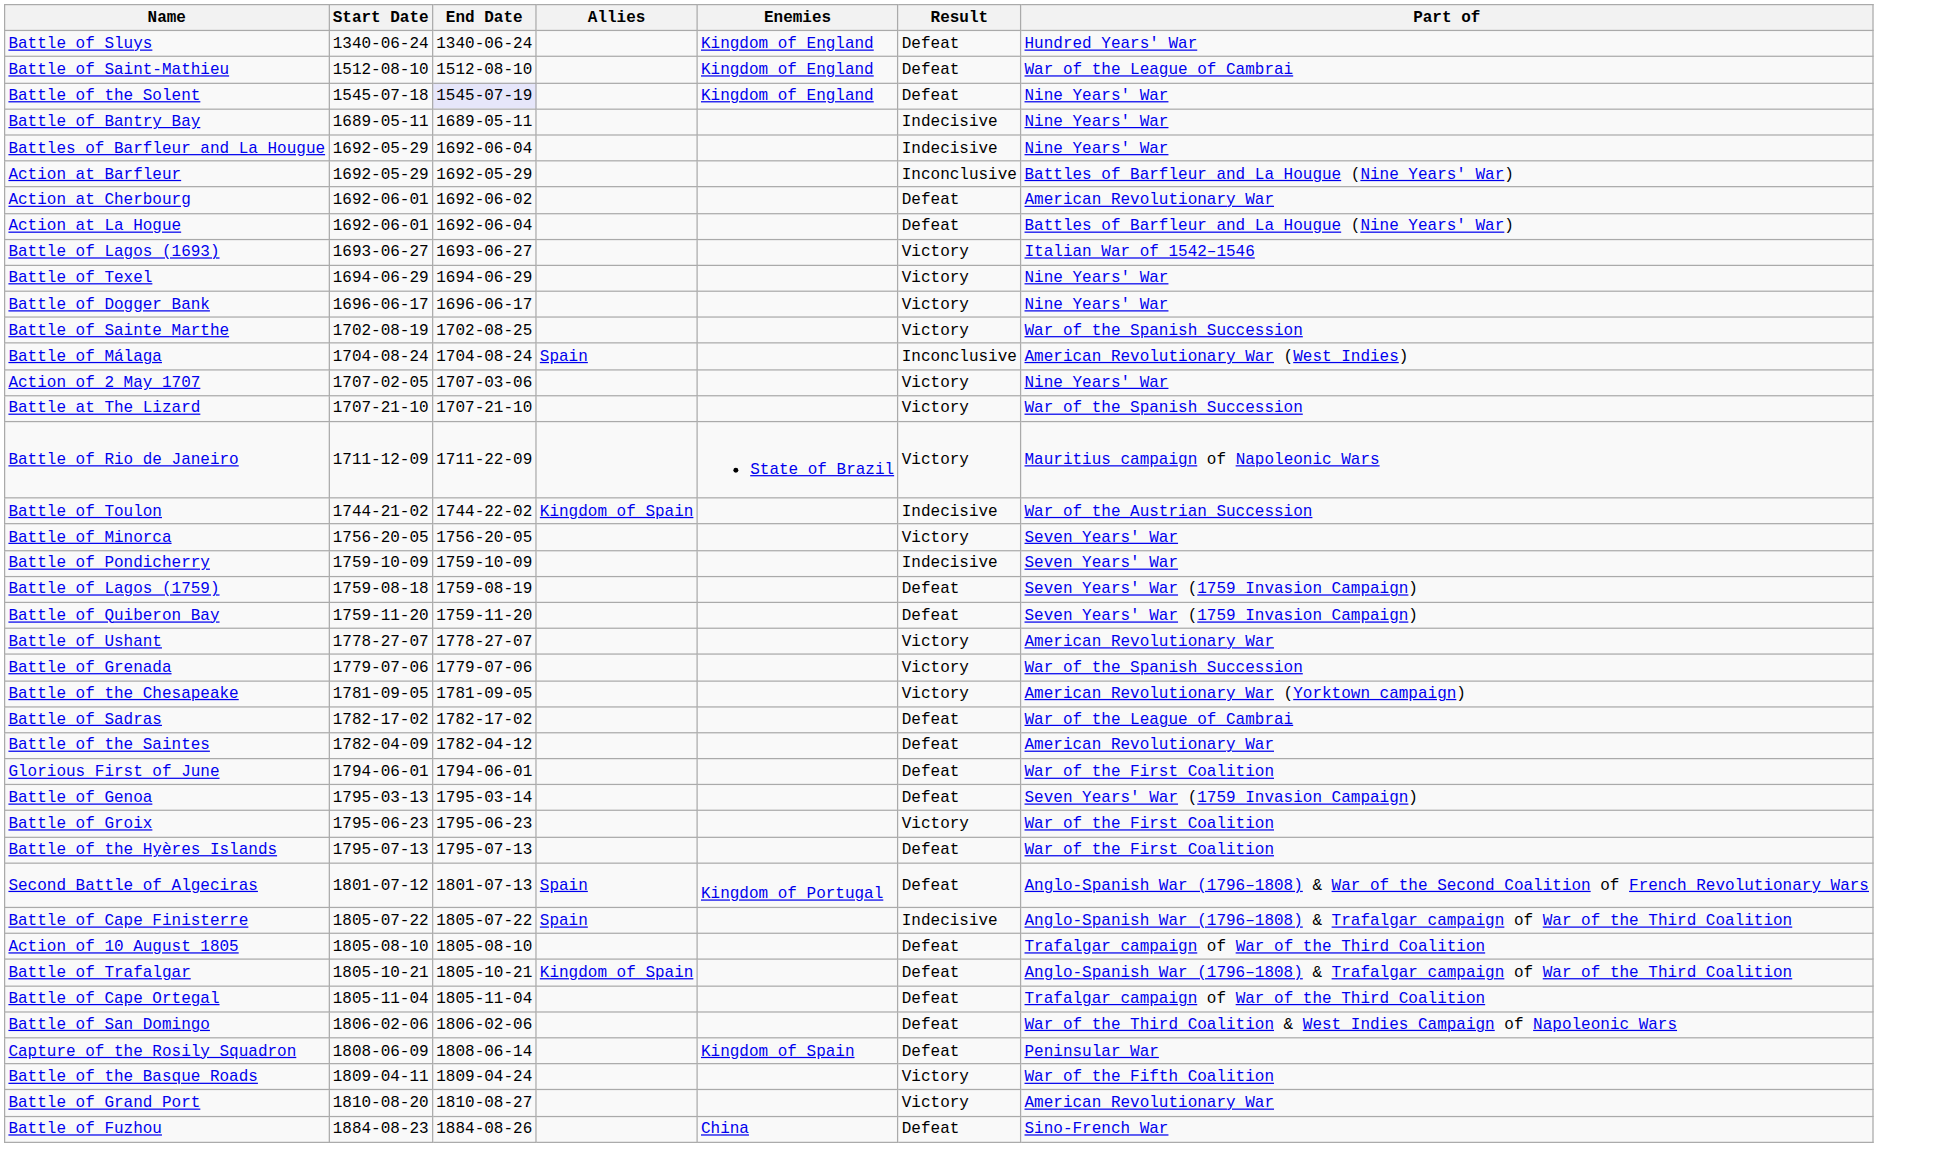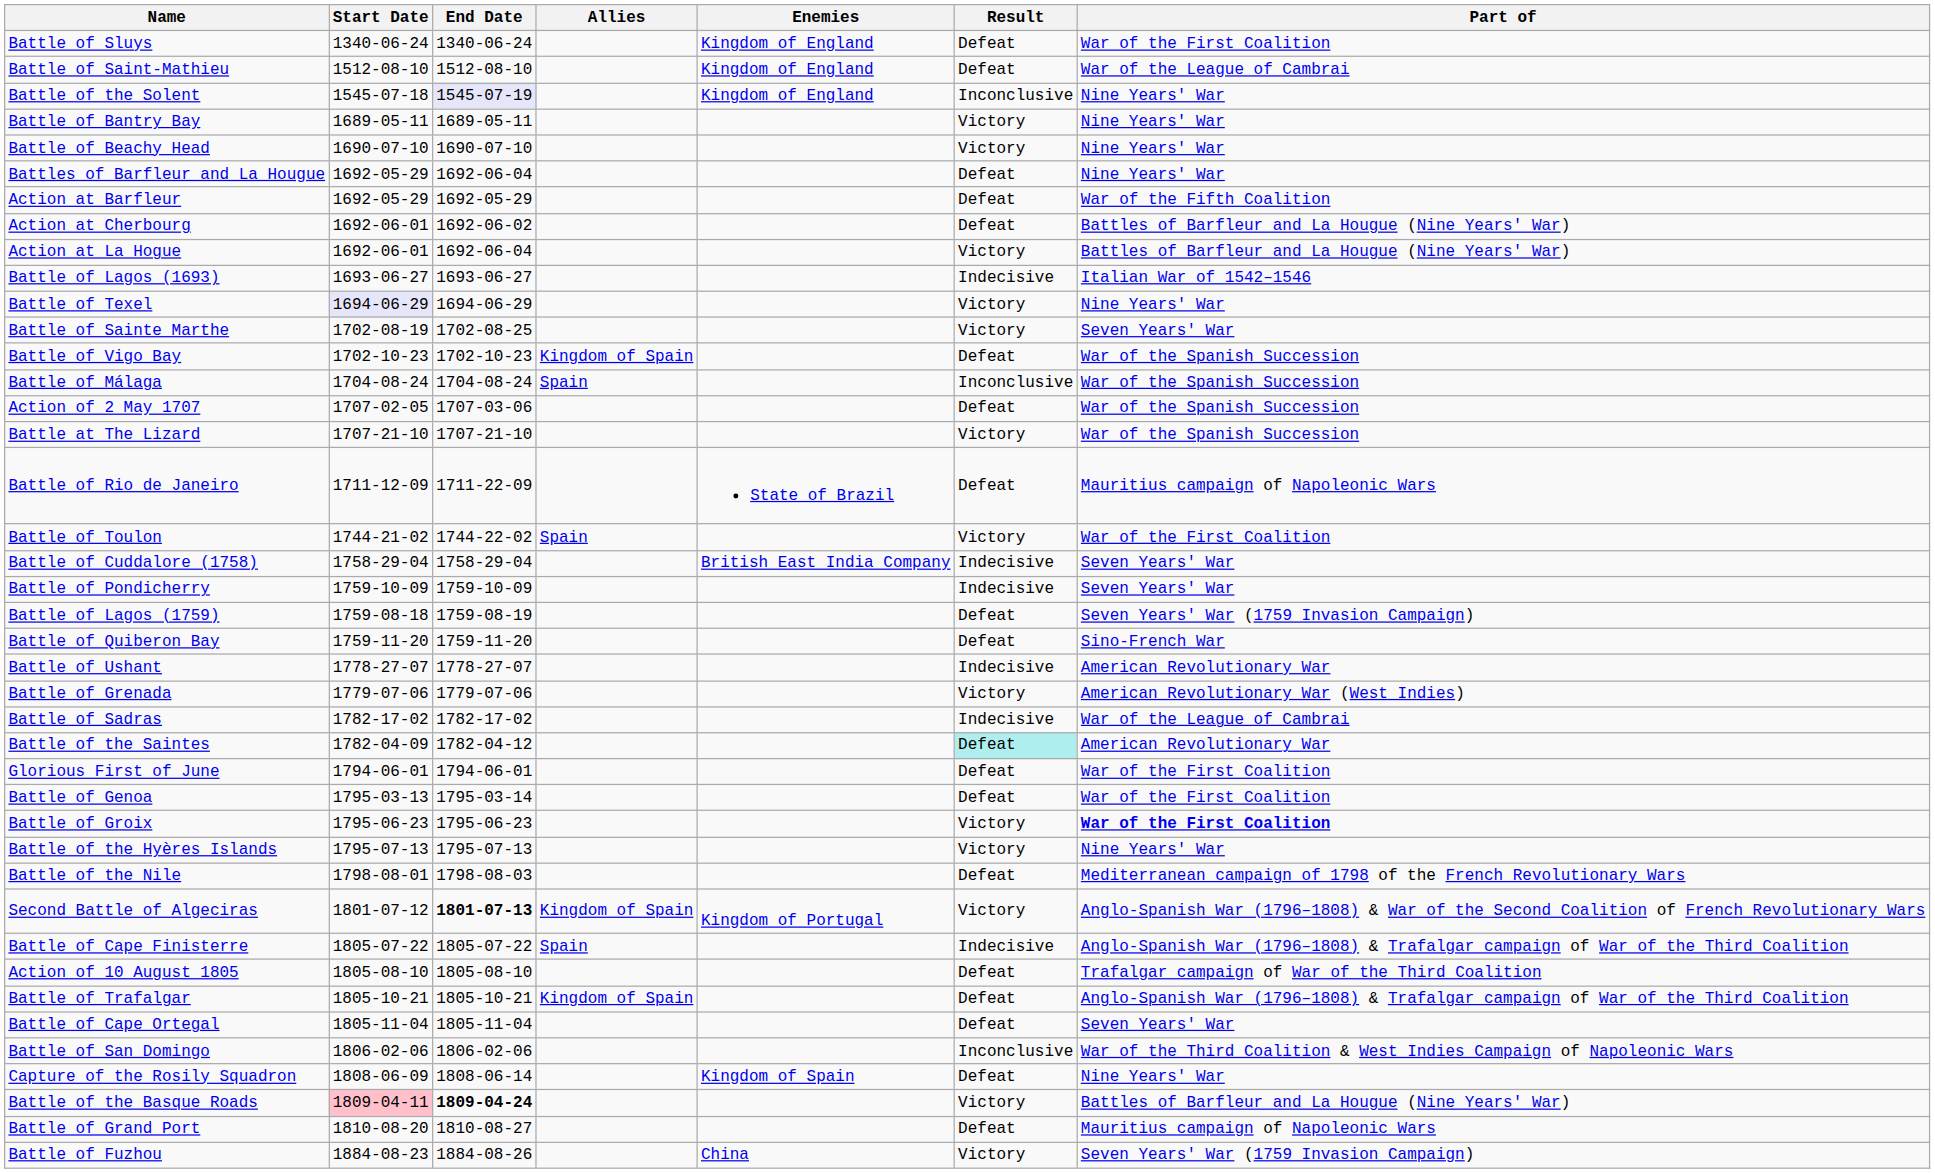(1111, 44) Hundred Years' War -> (1206, 44) War of the First Coalition
(931, 96) Defeat -> (1016, 96) Inconclusive
(950, 122) Indecisive -> (992, 122) Victory
+ row: (109, 148)
(950, 148) Indecisive -> (987, 174) Defeat
(959, 174) Inconclusive -> (987, 200) Defeat
(1269, 174) Battles of Barfleur and La Hougue (Nine Years' War) -> (1206, 200) War of the Fifth Coalition
(1149, 200) American Revolutionary War -> (1326, 226) Battles of Barfleur and La Hougue (Nine Years' War)
(931, 226) Defeat -> (992, 252) Victory
(935, 252) Victory -> (1006, 278) Indecisive
(381, 278) no background -> (381, 304) lavender background
- row: (109, 304)
(1164, 330) War of the Spanish Succession -> (1158, 330) Seven Years' War
+ row: (95, 356)
(1216, 356) American Revolutionary War (West Indies) -> (1220, 382) War of the Spanish Succession
(935, 382) Victory -> (987, 409) Defeat
(1096, 382) Nine Years' War -> (1220, 409) War of the Spanish Succession
(935, 460) Victory -> (987, 486) Defeat
(617, 511) Kingdom of Spain -> (564, 537) Spain
(950, 511) Indecisive -> (992, 537) Victory
(1168, 511) War of the Austrian Succession -> (1206, 537) War of the First Coalition
- row: (90, 537)
+ row: (133, 563)
(1221, 615) Seven Years' War (1759 Invasion Campaign) -> (1153, 641) Sino-French War
(935, 641) Victory -> (1006, 667) Indecisive
(1164, 667) War of the Spanish Succession -> (1273, 694) American Revolutionary War (West Indies)
- row: (124, 694)
(931, 720) Defeat -> (1006, 720) Indecisive
(931, 746) no background -> (987, 746) paleturquoise background
(1221, 798) Seven Years' War (1759 Invasion Campaign) -> (1206, 798) War of the First Coalition
(1149, 824) normal -> (1206, 824) bold
(931, 850) Defeat -> (992, 850) Victory
(1149, 850) War of the First Coalition -> (1153, 850) Nine Years' War
+ row: (95, 876)
(484, 885) normal -> (484, 911) bold
(564, 885) Spain -> (617, 911) Kingdom of Spain
(931, 885) Defeat -> (992, 911) Victory
(1255, 999) Trafalgar campaign of War of the Third Coalition -> (1158, 1025) Seven Years' War
(931, 1025) Defeat -> (1016, 1051) Inconclusive
(1092, 1051) Peninsular War -> (1153, 1077) Nine Years' War
(381, 1077) no background -> (381, 1103) pink background
(484, 1077) normal -> (484, 1103) bold
(1149, 1077) War of the Fifth Coalition -> (1326, 1103) Battles of Barfleur and La Hougue (Nine Years' War)
(935, 1103) Victory -> (987, 1129) Defeat
(1149, 1103) American Revolutionary War -> (1258, 1129) Mauritius campaign of Napoleonic Wars
(931, 1129) Defeat -> (992, 1155) Victory
(1096, 1129) Sino-French War -> (1278, 1155) Seven Years' War (1759 Invasion Campaign)
